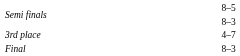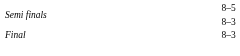- row: (23, 35)
